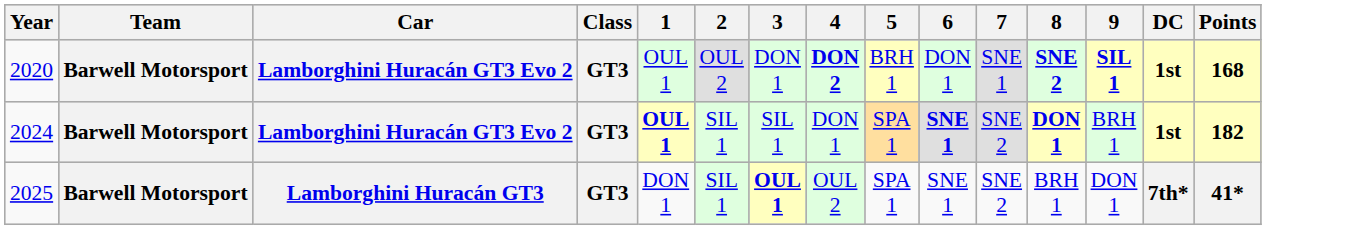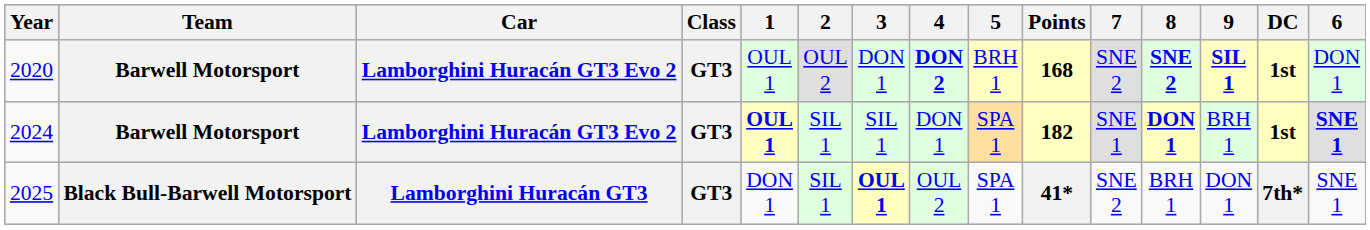columns swapped: (948, 21) <-> (1228, 21)
(1002, 70) SNE 1 -> (1116, 70) SNE 2
(1002, 131) SNE 2 -> (1116, 131) SNE 1
(156, 192) Barwell Motorsport -> (207, 192) Black Bull-Barwell Motorsport
